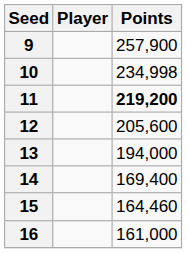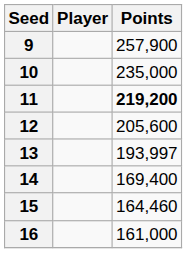(147, 72) 234,998 -> (147, 72) 235,000
(147, 153) 194,000 -> (147, 153) 193,997
